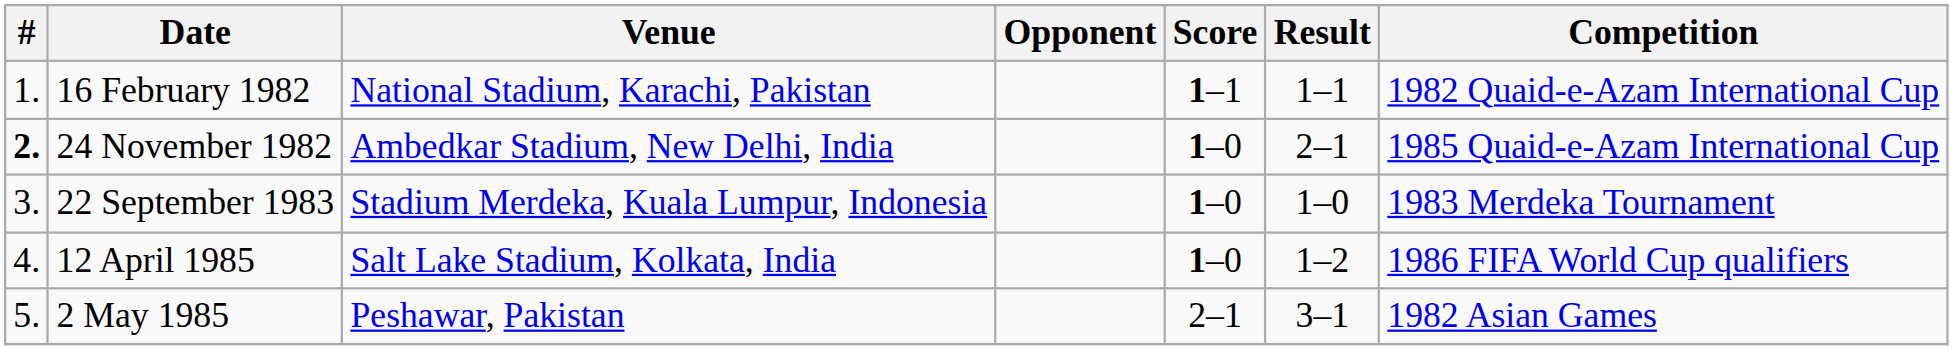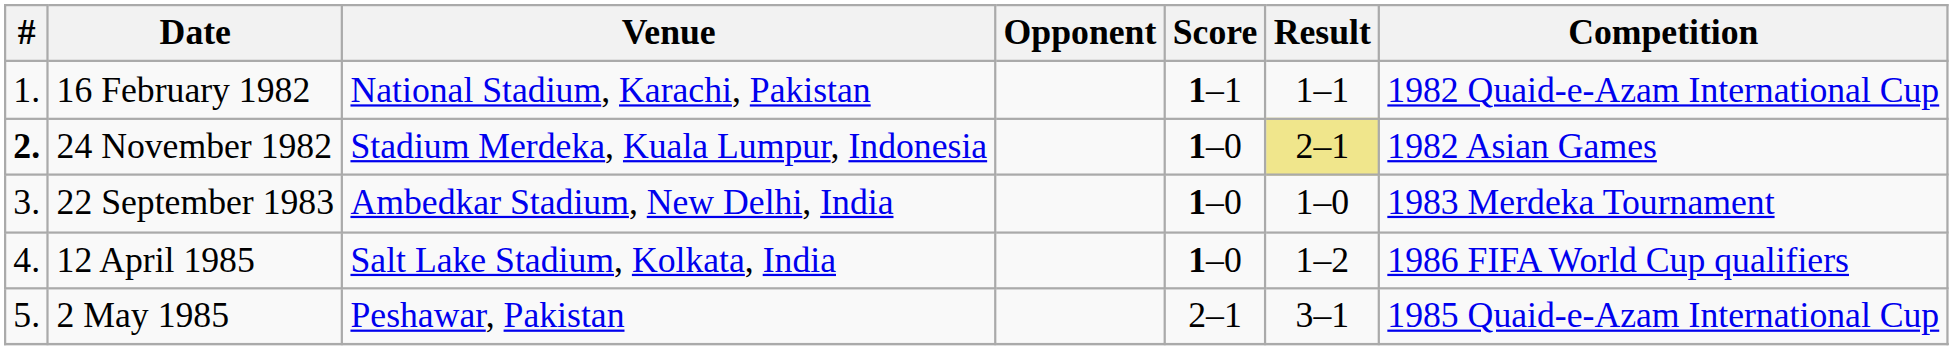(622, 145) Ambedkar Stadium, New Delhi, India -> (669, 145) Stadium Merdeka, Kuala Lumpur, Indonesia
(1322, 145) no background -> (1322, 145) khaki background
(1663, 145) 1985 Quaid-e-Azam International Cup -> (1522, 145) 1982 Asian Games
(669, 202) Stadium Merdeka, Kuala Lumpur, Indonesia -> (622, 202) Ambedkar Stadium, New Delhi, India
(1522, 315) 1982 Asian Games -> (1663, 315) 1985 Quaid-e-Azam International Cup
